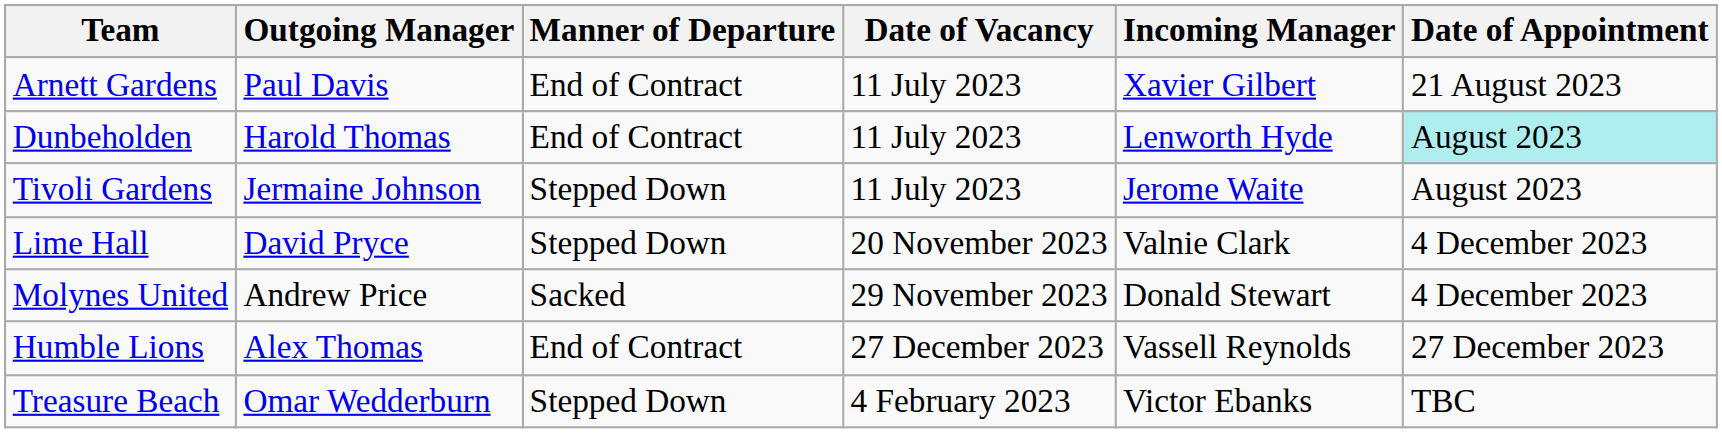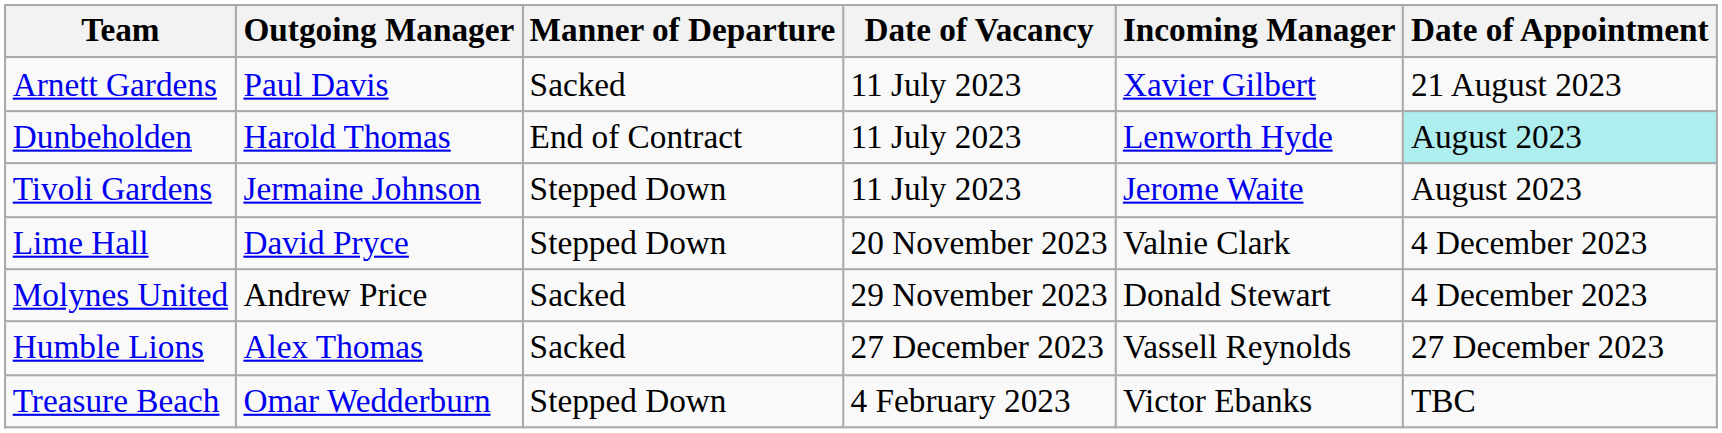(636, 83) End of Contract -> (578, 83) Sacked
(636, 347) End of Contract -> (578, 347) Sacked
